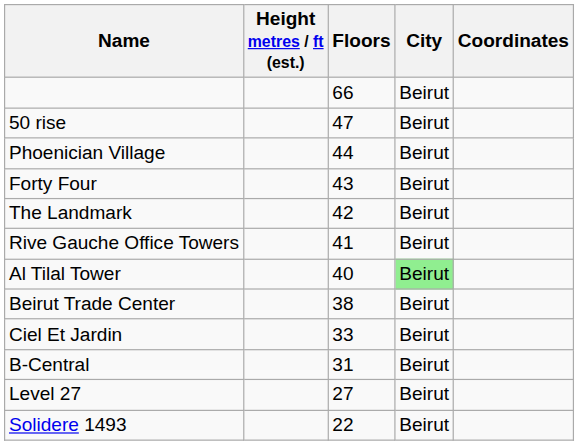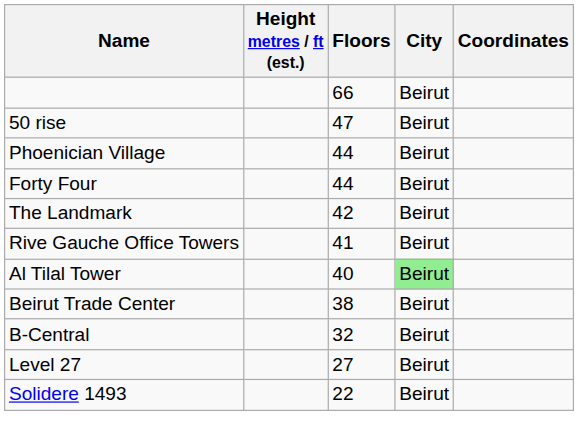(343, 183) 43 -> (343, 183) 44
- row: (66, 334)
(343, 364) 31 -> (343, 334) 32
